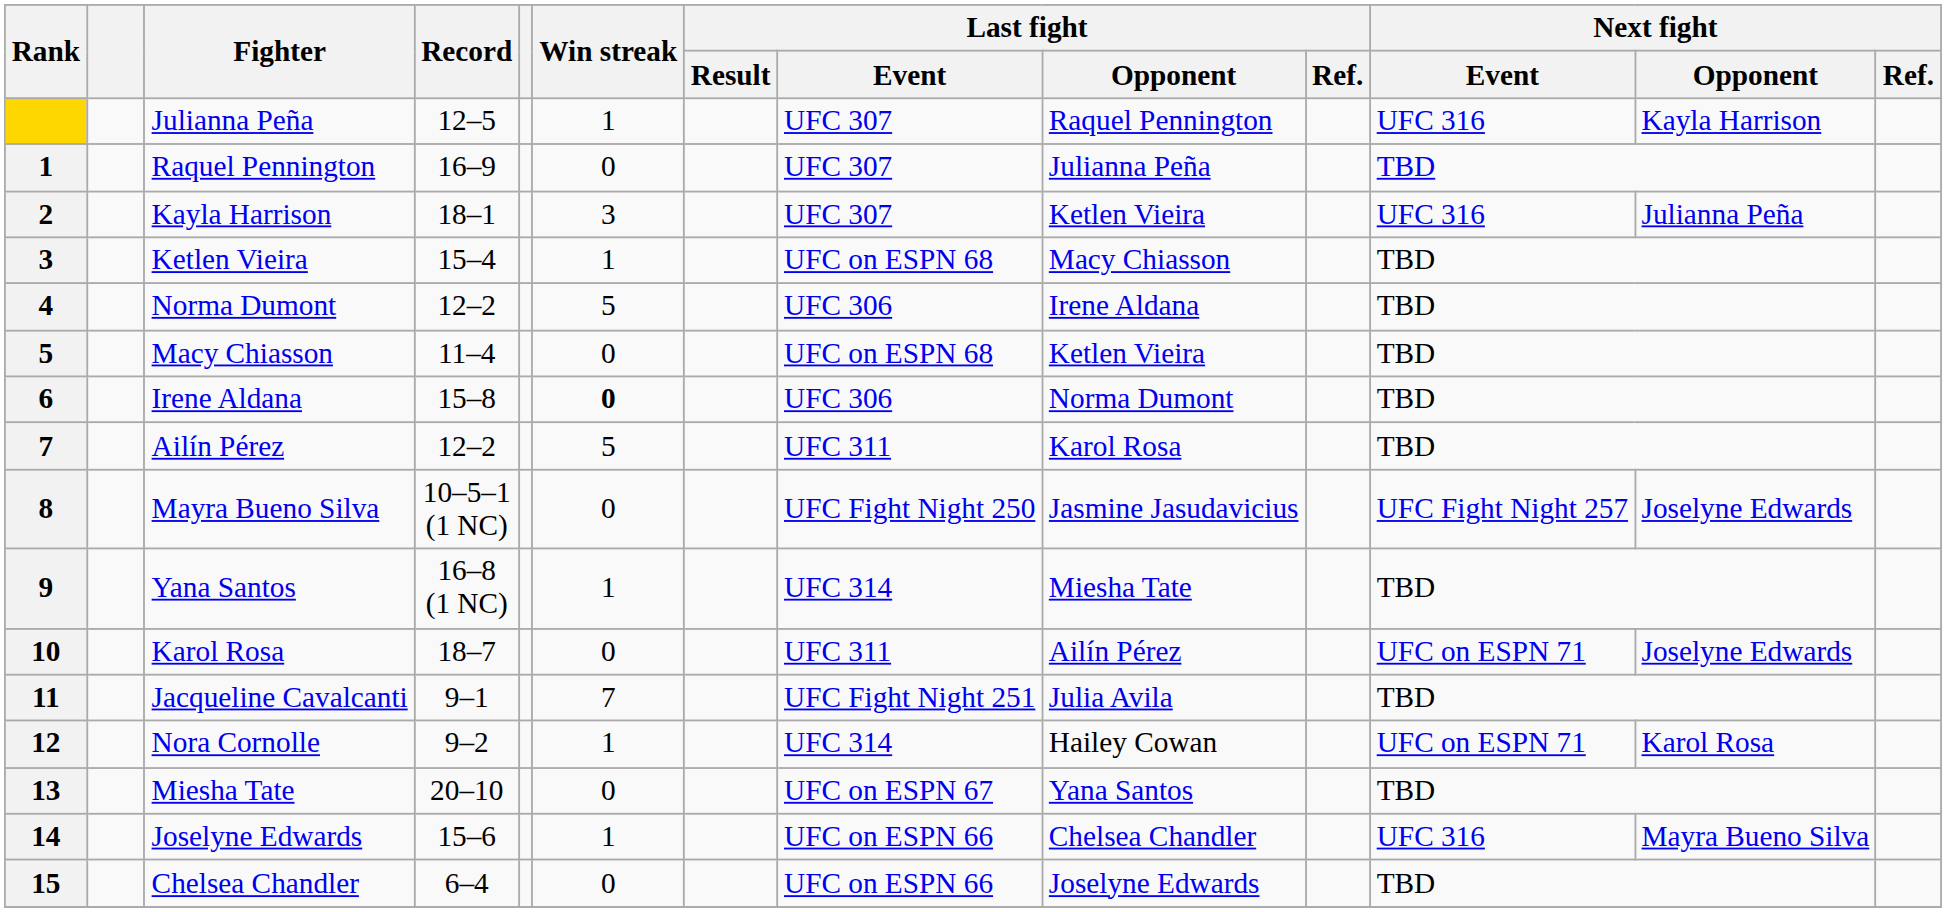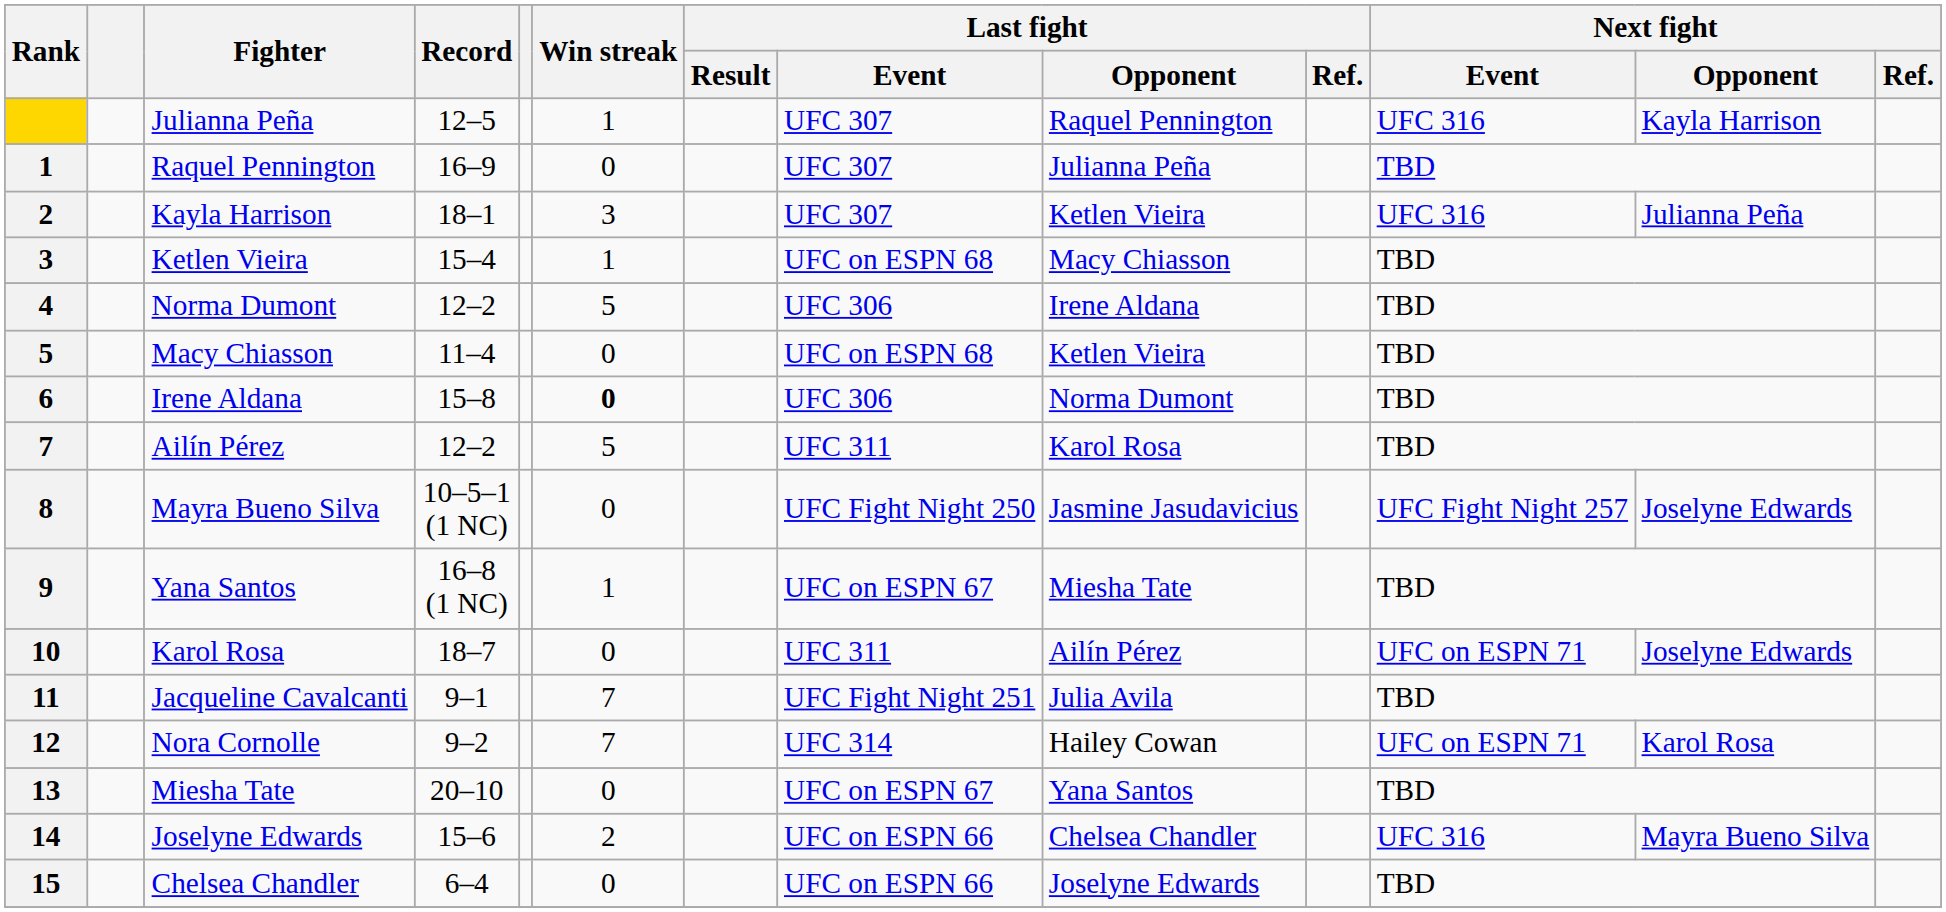(838, 587) UFC 314 -> (889, 587) UFC on ESPN 67
(608, 743) 1 -> (608, 743) 7
(608, 836) 1 -> (608, 836) 2
